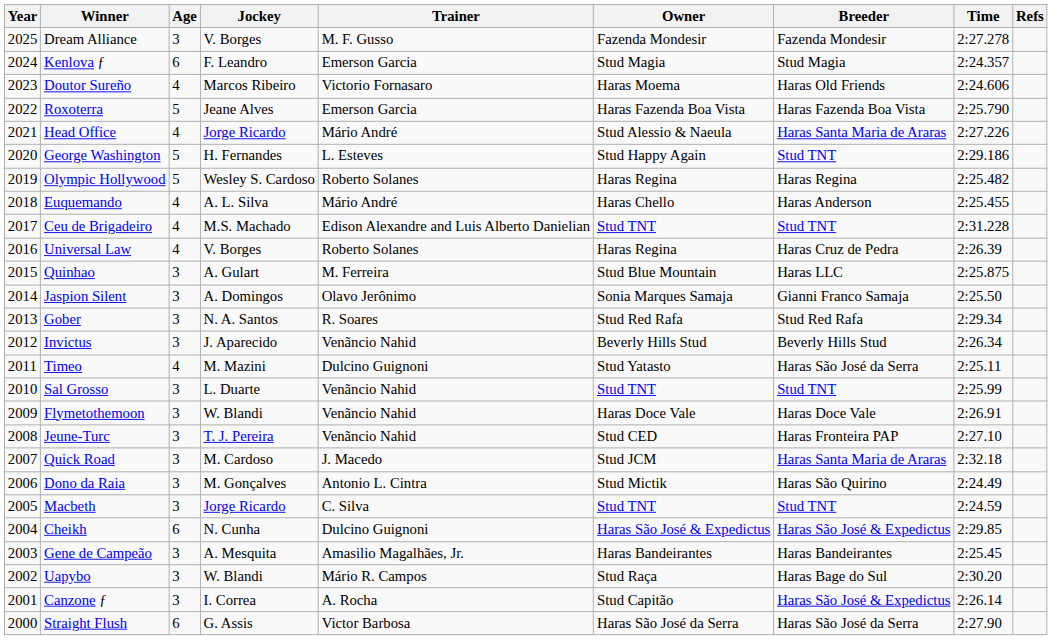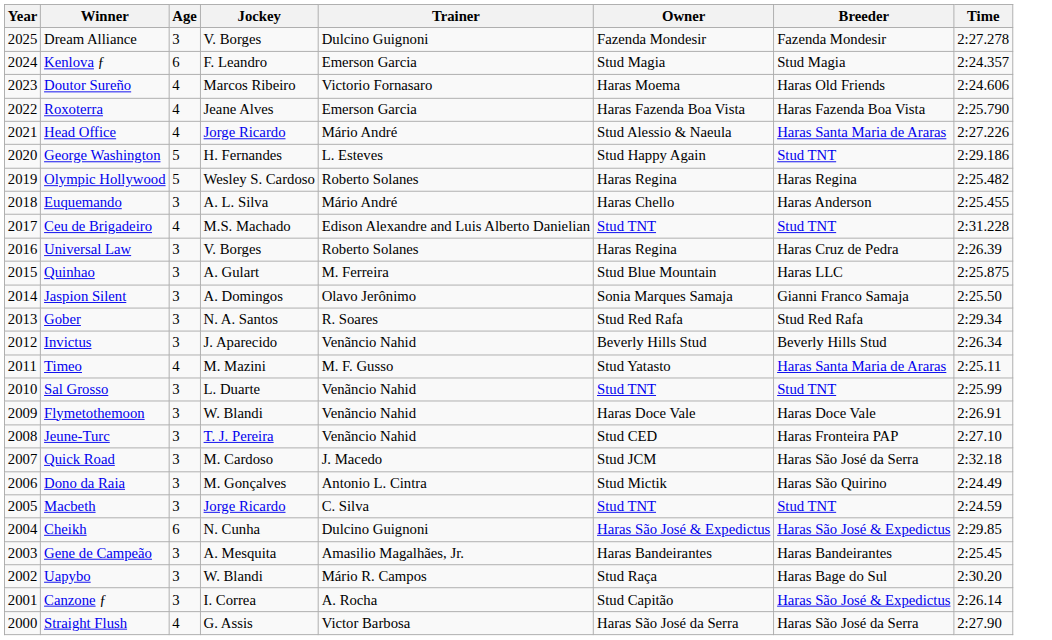- column: (1030, 16)
(357, 39) M. F. Gusso -> (375, 39) Dulcino Guignoni
(176, 109) 5 -> (176, 109) 4
(176, 202) 4 -> (176, 202) 3
(176, 249) 4 -> (176, 249) 3
(375, 366) Dulcino Guignoni -> (357, 366) M. F. Gusso
(848, 366) Haras São José da Serra -> (862, 366) Haras Santa Maria de Araras
(862, 459) Haras Santa Maria de Araras -> (848, 459) Haras São José da Serra
(176, 623) 6 -> (176, 623) 4
